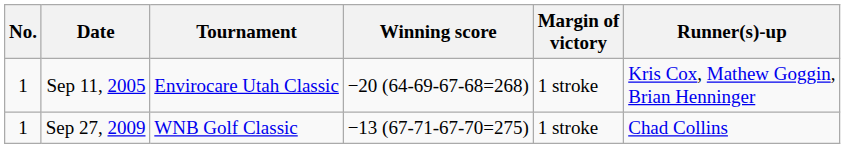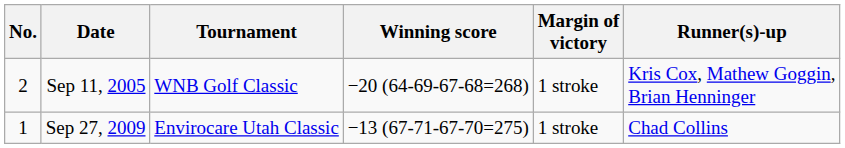(23, 85) 1 -> (23, 85) 2
(247, 85) Envirocare Utah Classic -> (226, 85) WNB Golf Classic
(226, 128) WNB Golf Classic -> (247, 128) Envirocare Utah Classic
